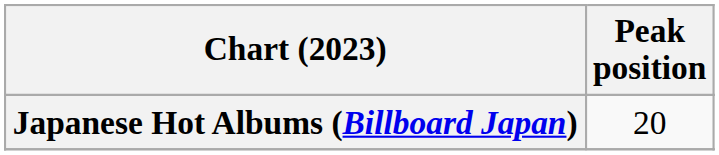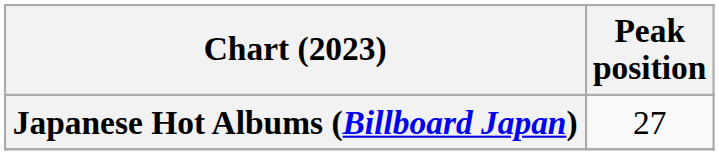(650, 121) 20 -> (650, 121) 27
